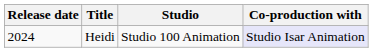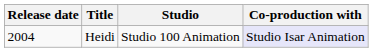(21, 36) 2024 -> (21, 36) 2004
